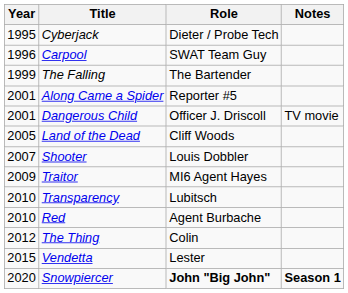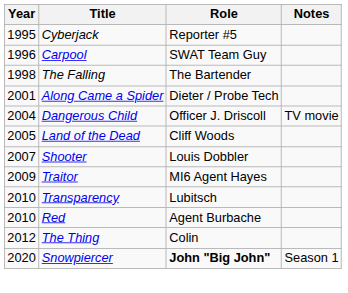(224, 34) Dieter / Probe Tech -> (203, 34) Reporter #5
(22, 75) 1999 -> (22, 75) 1998
(203, 95) Reporter #5 -> (224, 95) Dieter / Probe Tech
(22, 116) 2001 -> (22, 116) 2004
- row: (67, 258)
(313, 278) bold -> (312, 258) normal
